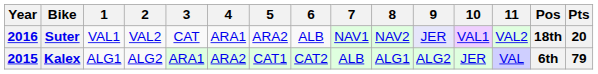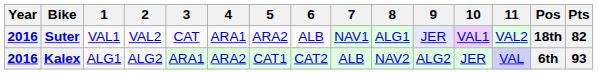(392, 36) NAV2 -> (392, 36) ALG1
(579, 36) 20 -> (579, 36) 82
(23, 58) 2015 -> (23, 58) 2016
(392, 58) ALG1 -> (392, 58) NAV2
(579, 58) 79 -> (579, 58) 93
